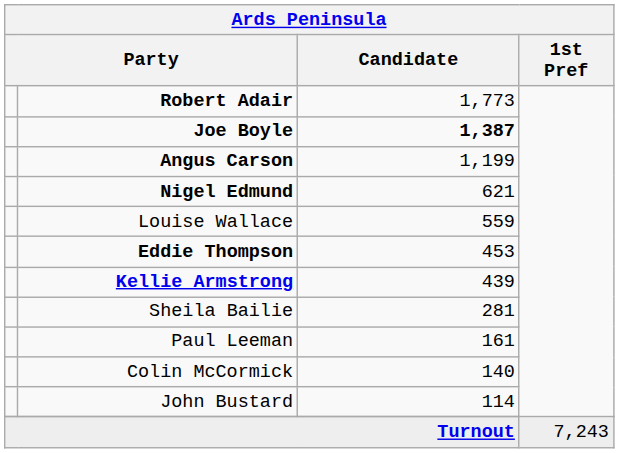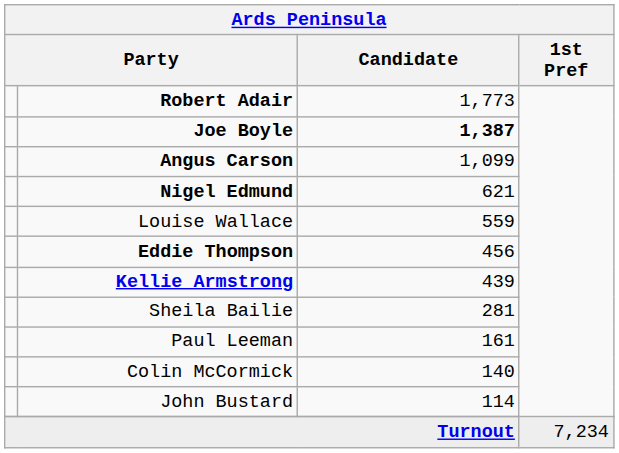(487, 161) 1,199 -> (487, 161) 1,099
(498, 252) 453 -> (498, 252) 456
(581, 432) 7,243 -> (581, 432) 7,234
